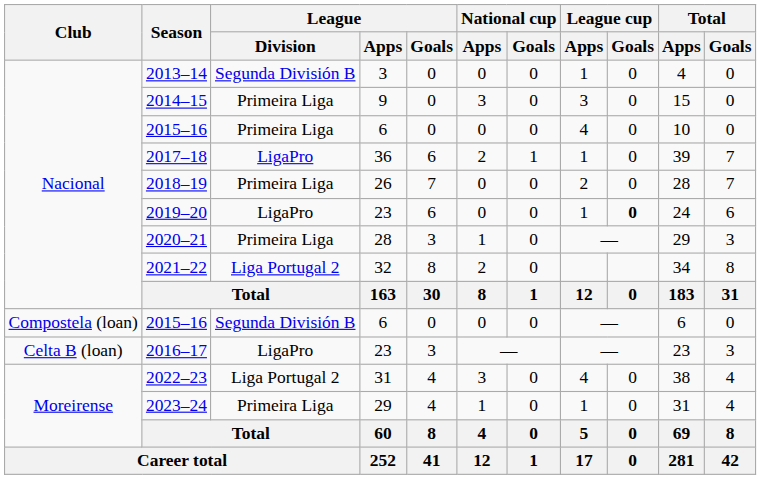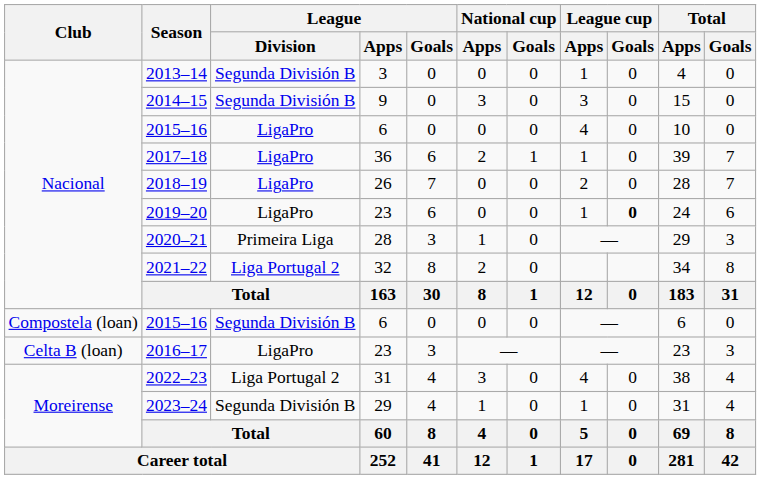(285, 101) Primeira Liga -> (285, 101) Segunda División B
(285, 128) Primeira Liga -> (285, 128) LigaPro
(285, 184) Primeira Liga -> (285, 184) LigaPro
(285, 405) Primeira Liga -> (285, 405) Segunda División B
